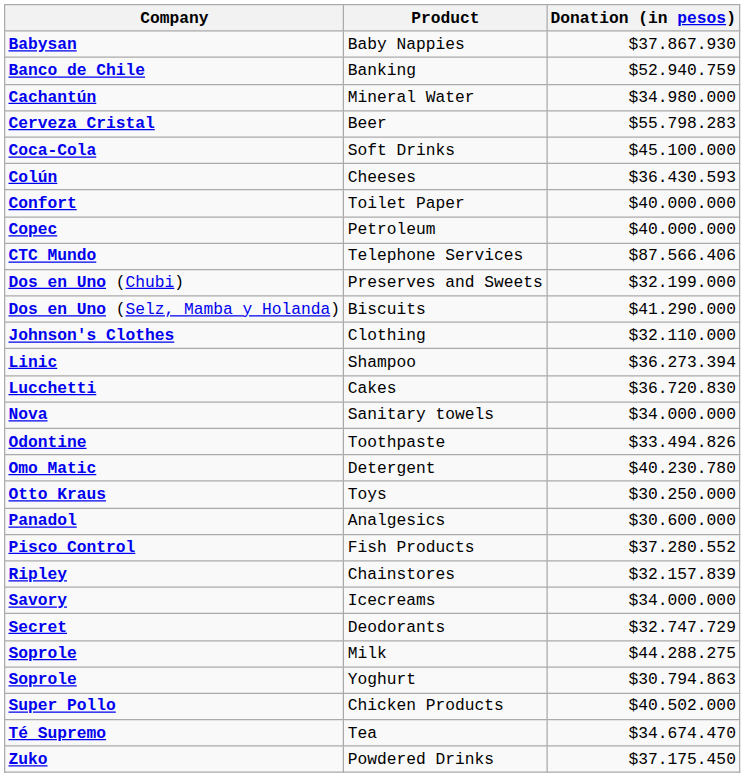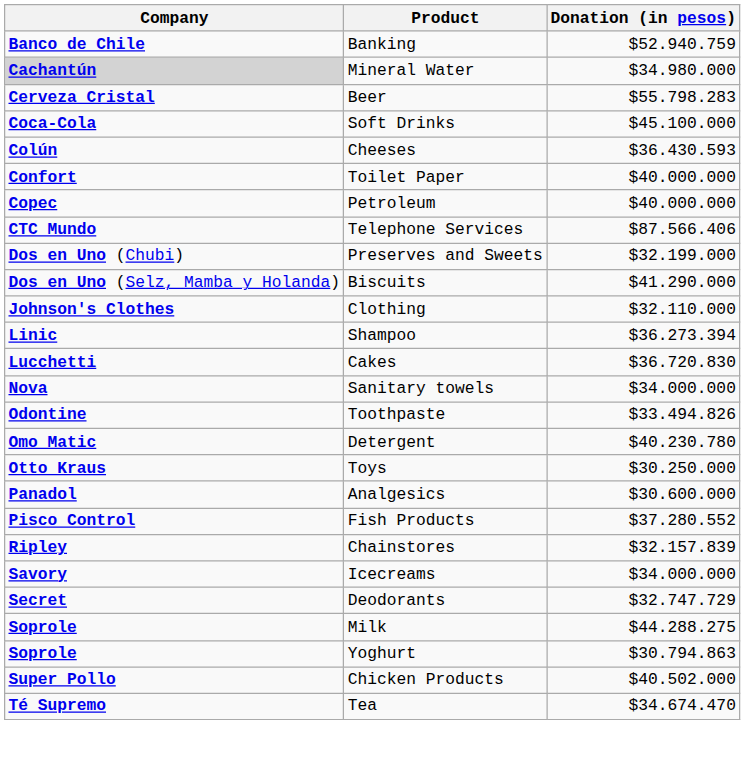- row: (406, 44)
(52, 97) no background -> (52, 71) lightgrey background
- row: (421, 759)
